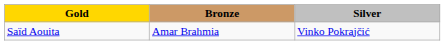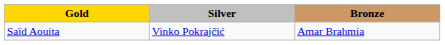columns swapped: (367, 13) <-> (222, 13)
